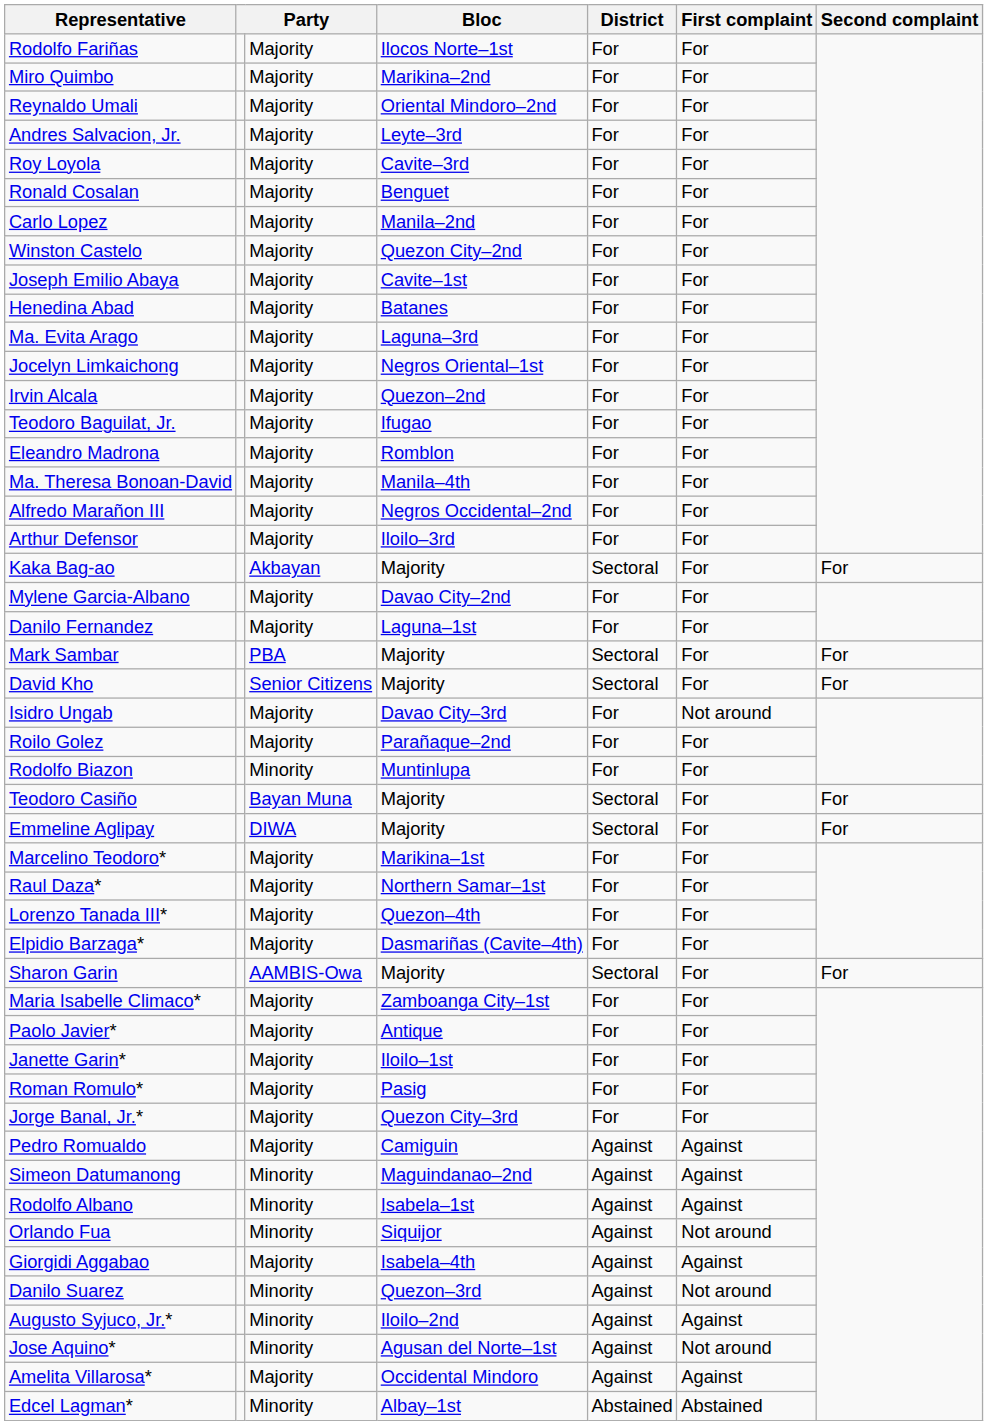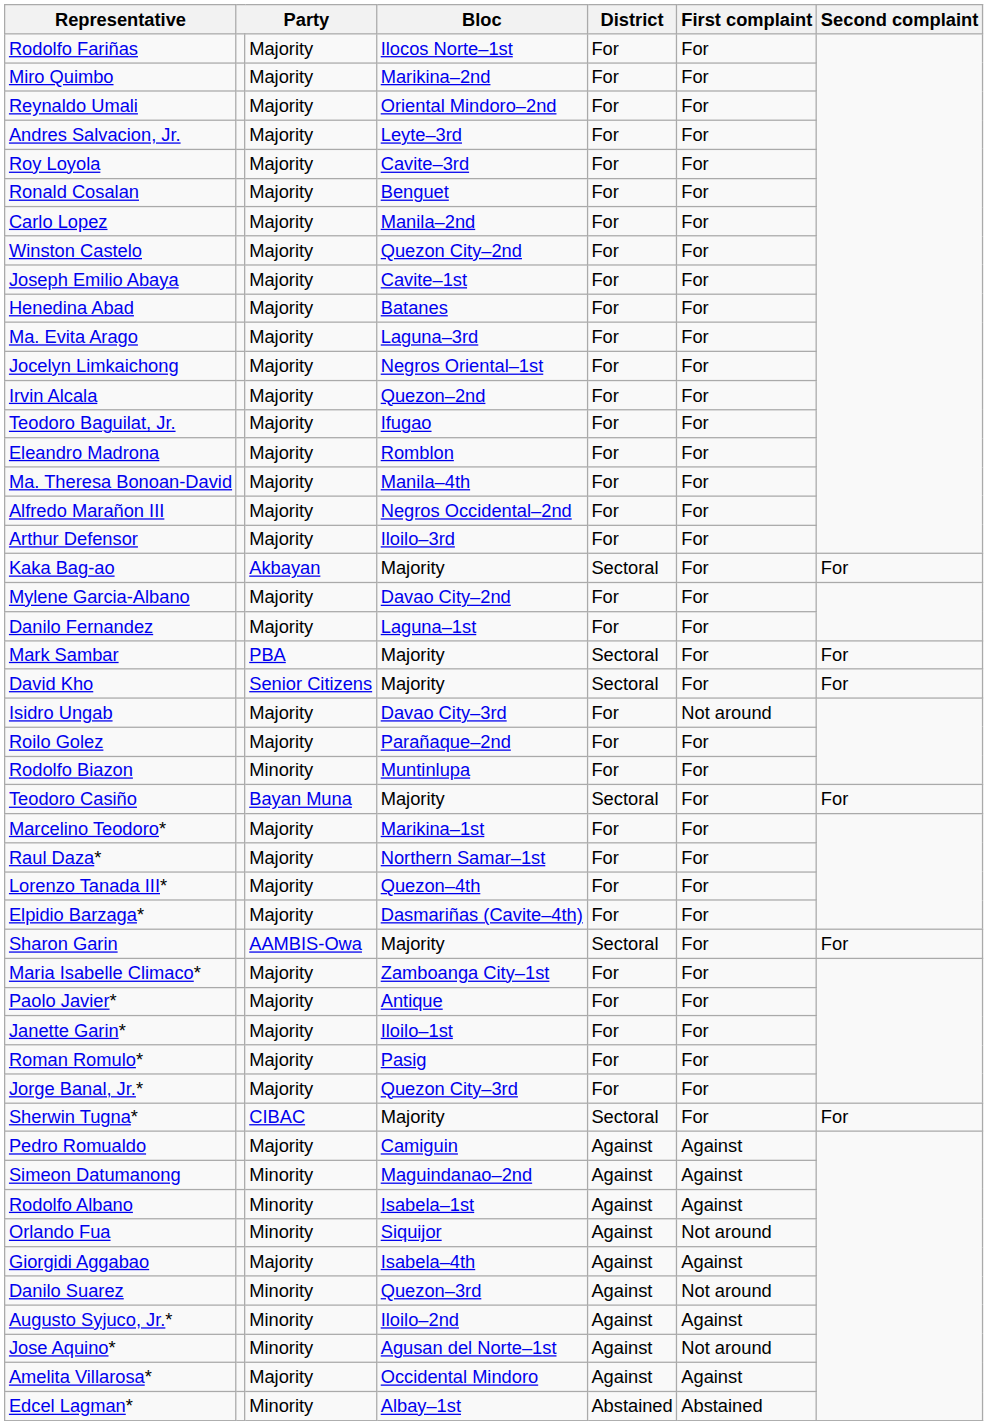- row: (82, 828)
+ row: (73, 1117)
